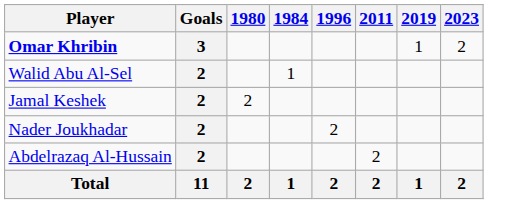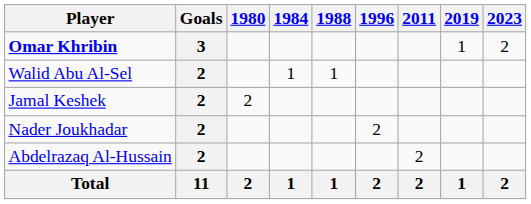+ column: (334, 18)
